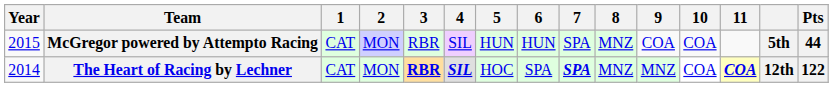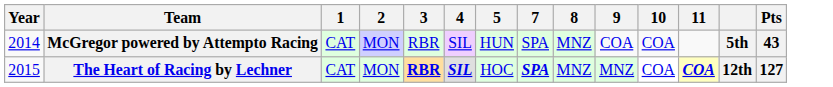- column: (538, 17)
(24, 43) 2015 -> (24, 43) 2014
(813, 43) 44 -> (771, 43) 43
(24, 69) 2014 -> (24, 69) 2015
(813, 69) 122 -> (771, 69) 127
